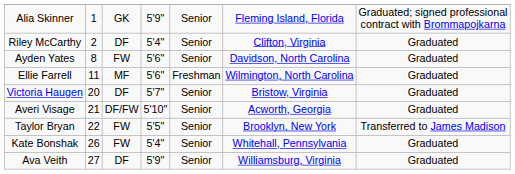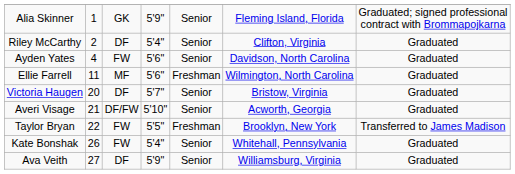(94, 59) 8 -> (94, 59) 4
(196, 127) Senior -> (196, 127) Freshman
